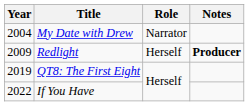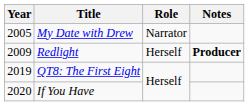(19, 33) 2004 -> (19, 33) 2005
(19, 91) 2022 -> (19, 91) 2020
